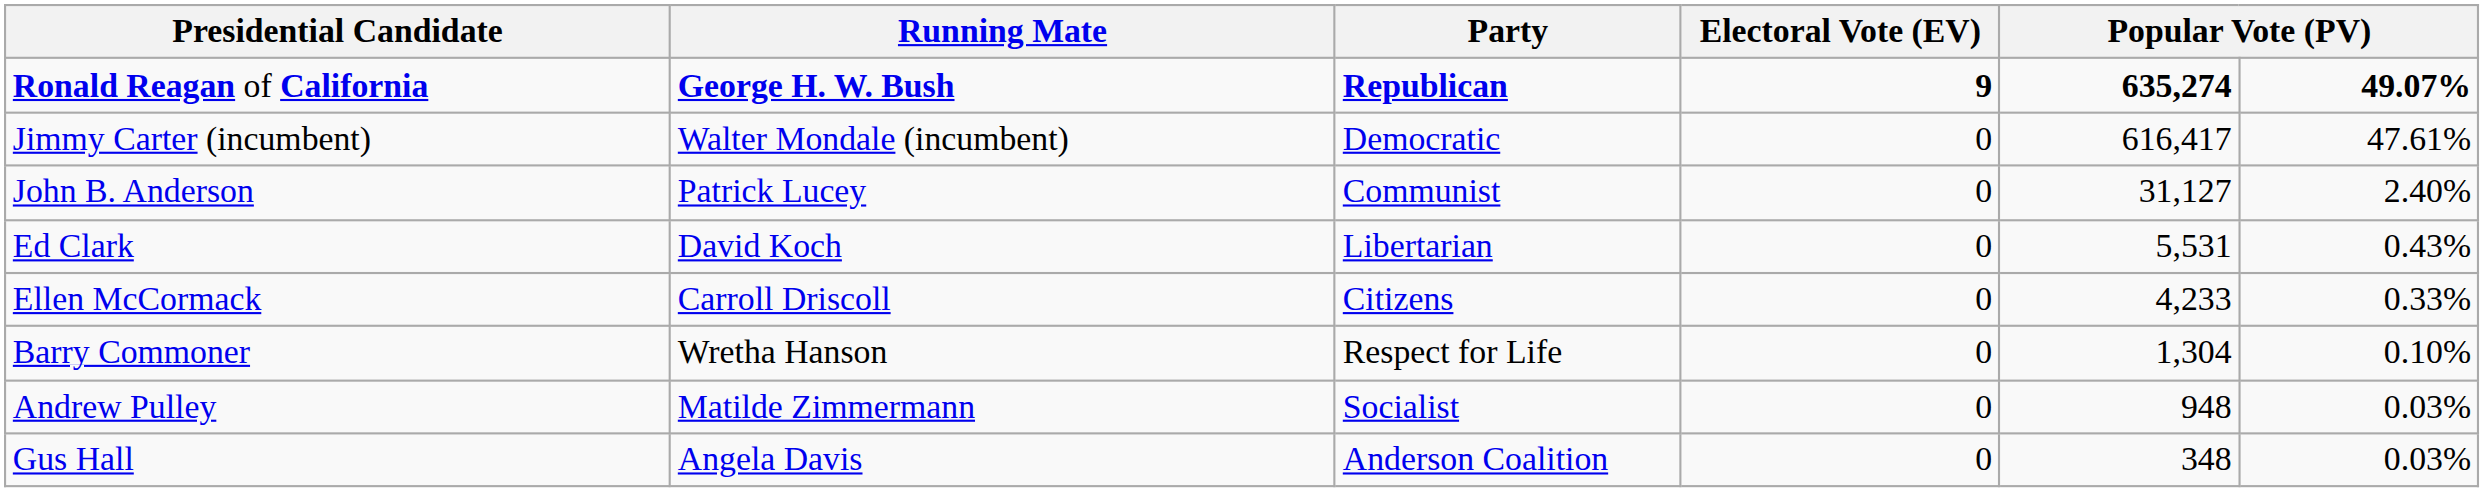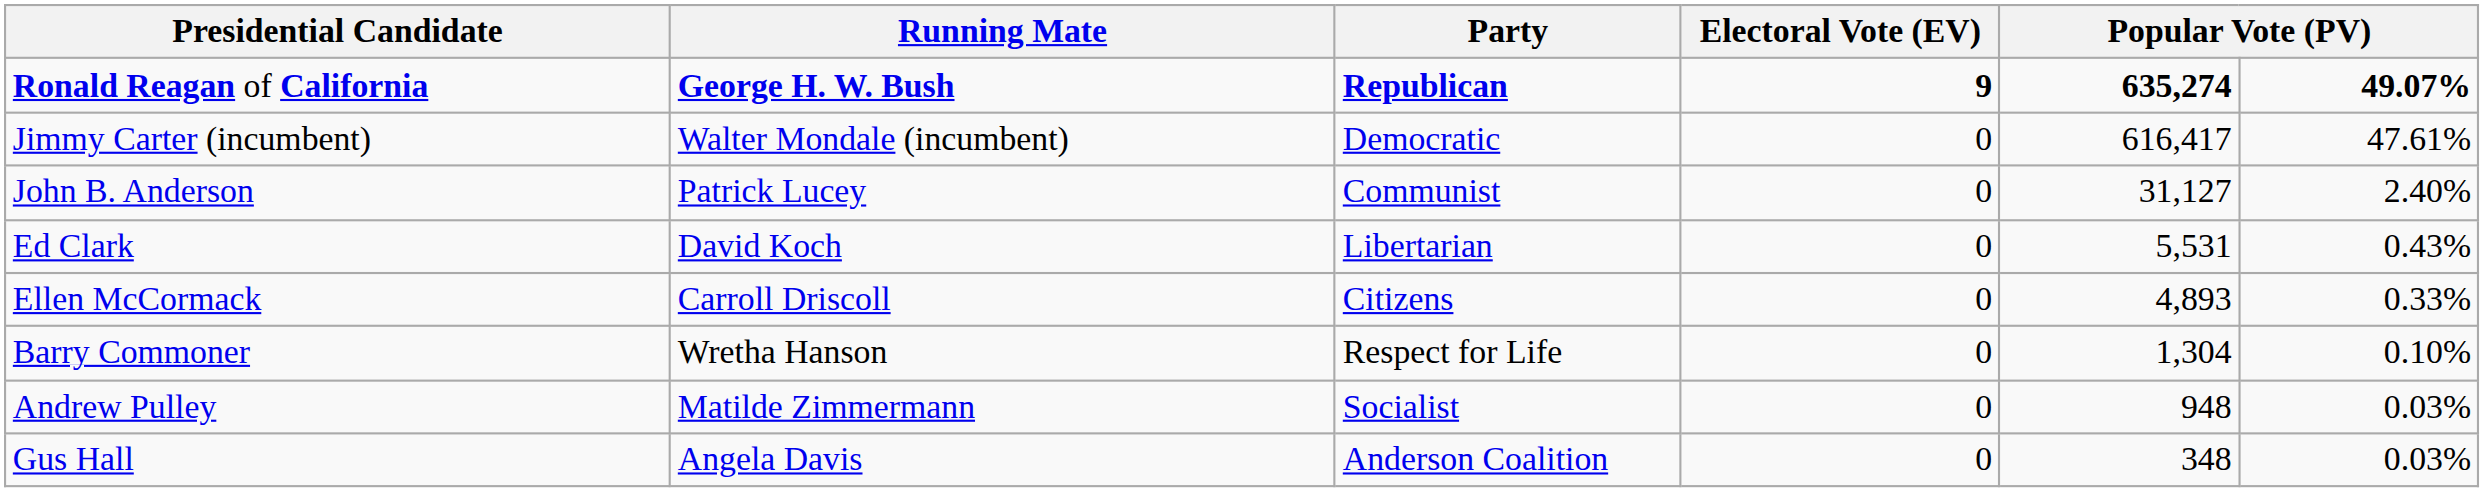(2194, 298) 4,233 -> (2194, 298) 4,893
